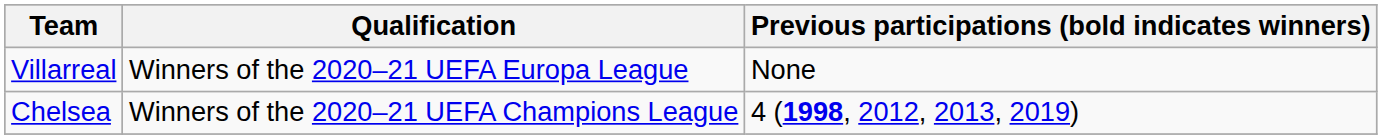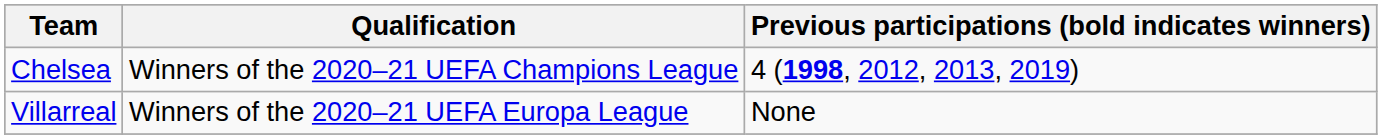rows swapped: (61, 112) <-> (64, 69)
